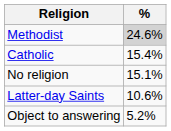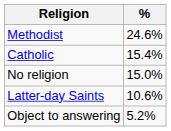(145, 34) lightgrey background -> (145, 34) no background
(145, 75) 15.1% -> (145, 75) 15.0%
